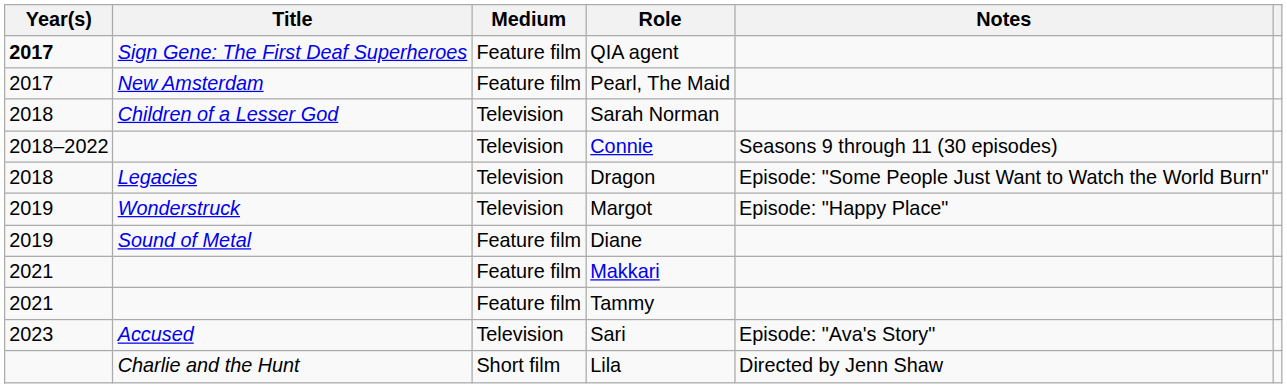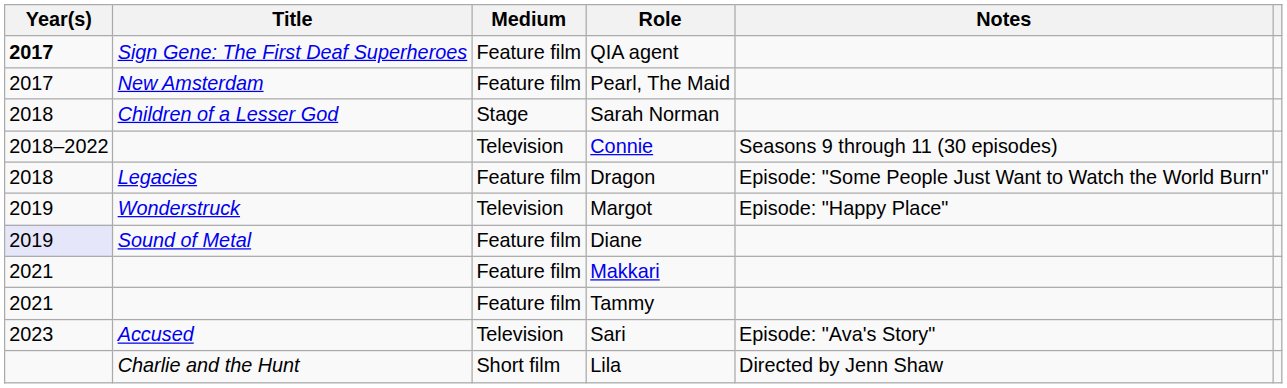(520, 114) Television -> (502, 114) Stage
(520, 177) Television -> (529, 177) Feature film
(31, 240) no background -> (31, 240) lavender background
